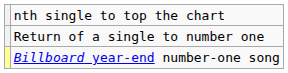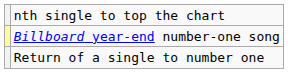rows swapped: (139, 36) <-> (147, 57)
